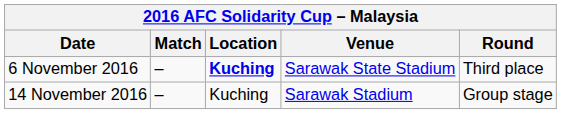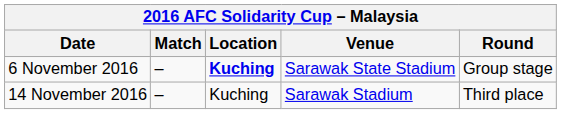(503, 69) Third place -> (508, 69) Group stage
(508, 95) Group stage -> (503, 95) Third place
